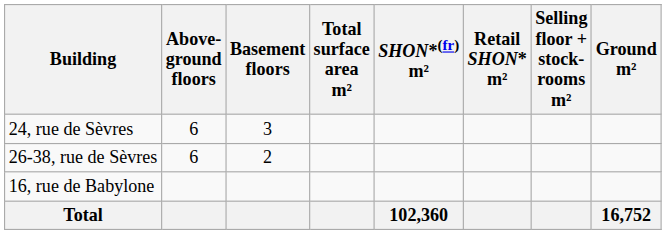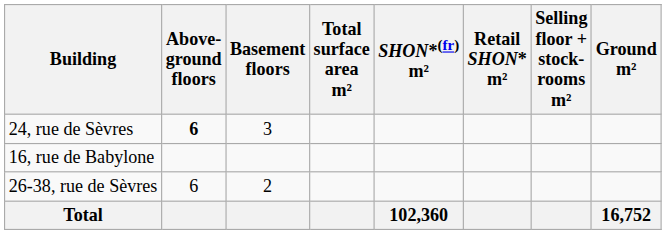(194, 128) normal -> (194, 128) bold
rows swapped: (83, 157) <-> (82, 186)
